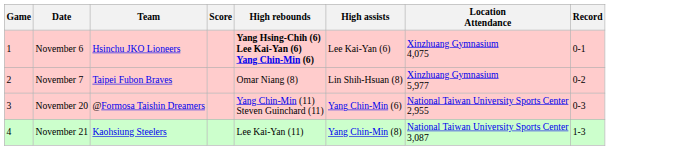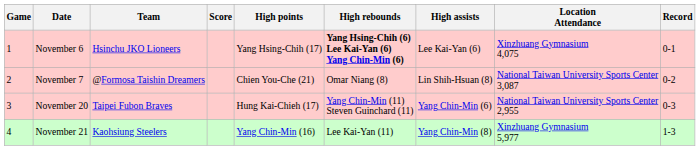+ column: (279, 17)
(132, 80) Taipei Fubon Braves -> (149, 80) @Formosa Taishin Dreamers
(453, 80) Xinzhuang Gymnasium 5,977 -> (578, 80) National Taiwan University Sports Center 3,087
(149, 106) @Formosa Taishin Dreamers -> (132, 106) Taipei Fubon Braves
(488, 132) National Taiwan University Sports Center 3,087 -> (543, 132) Xinzhuang Gymnasium 5,977
